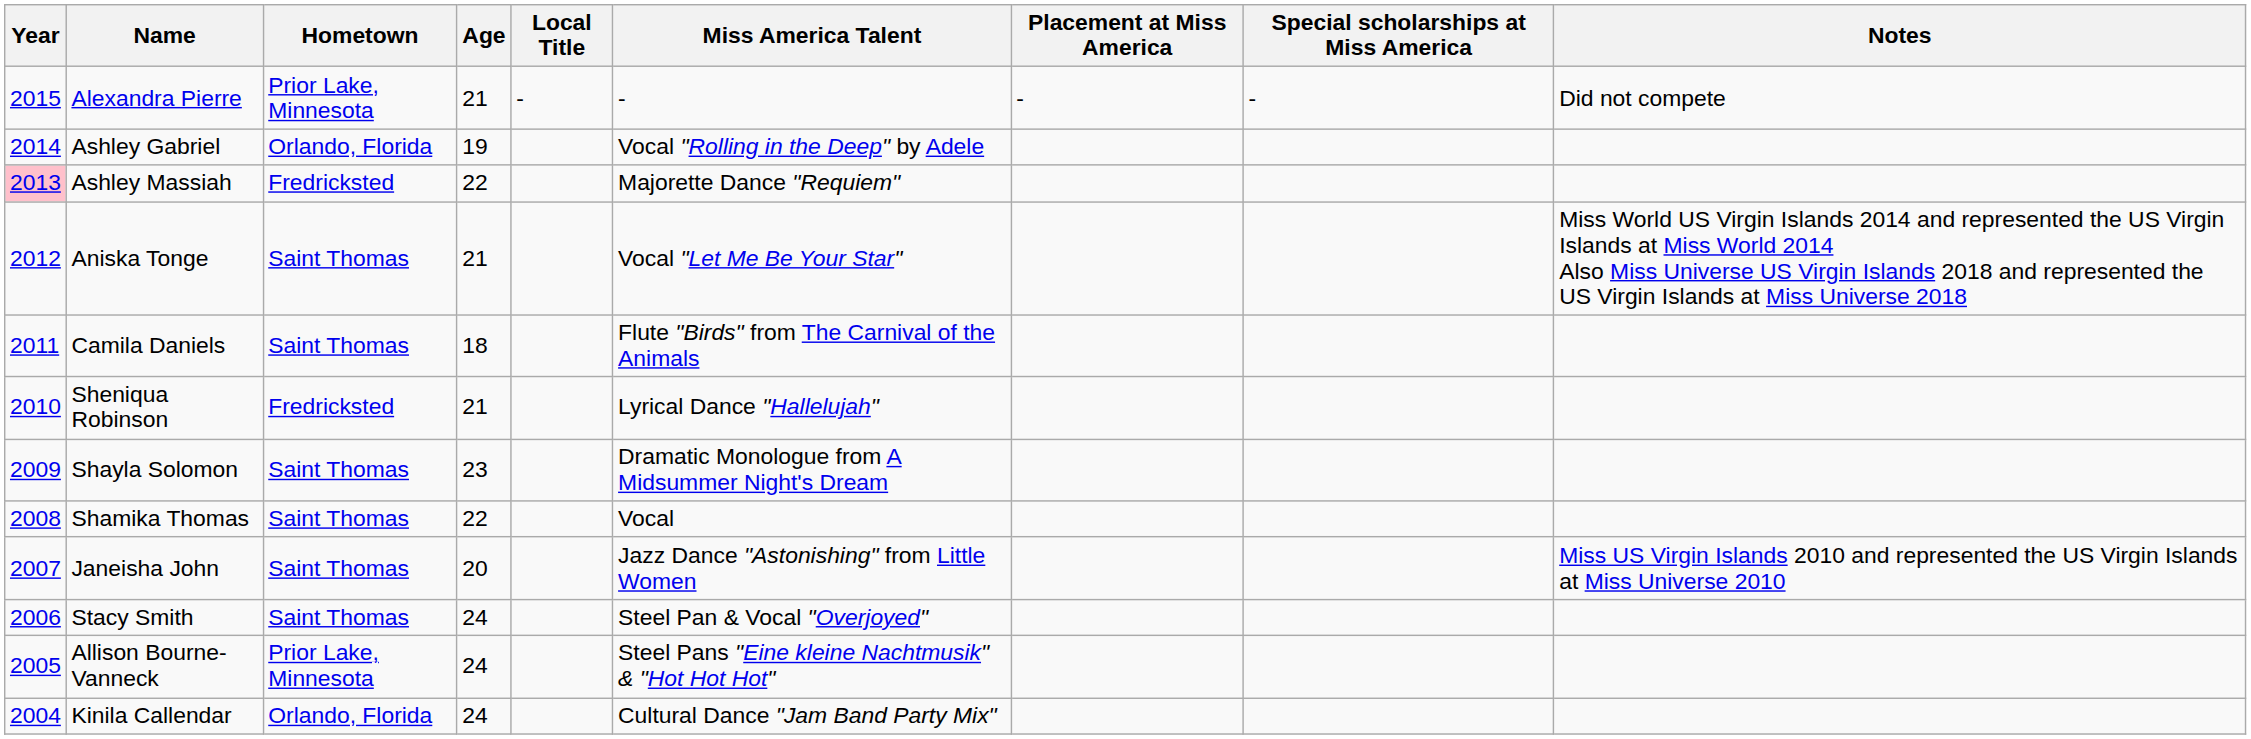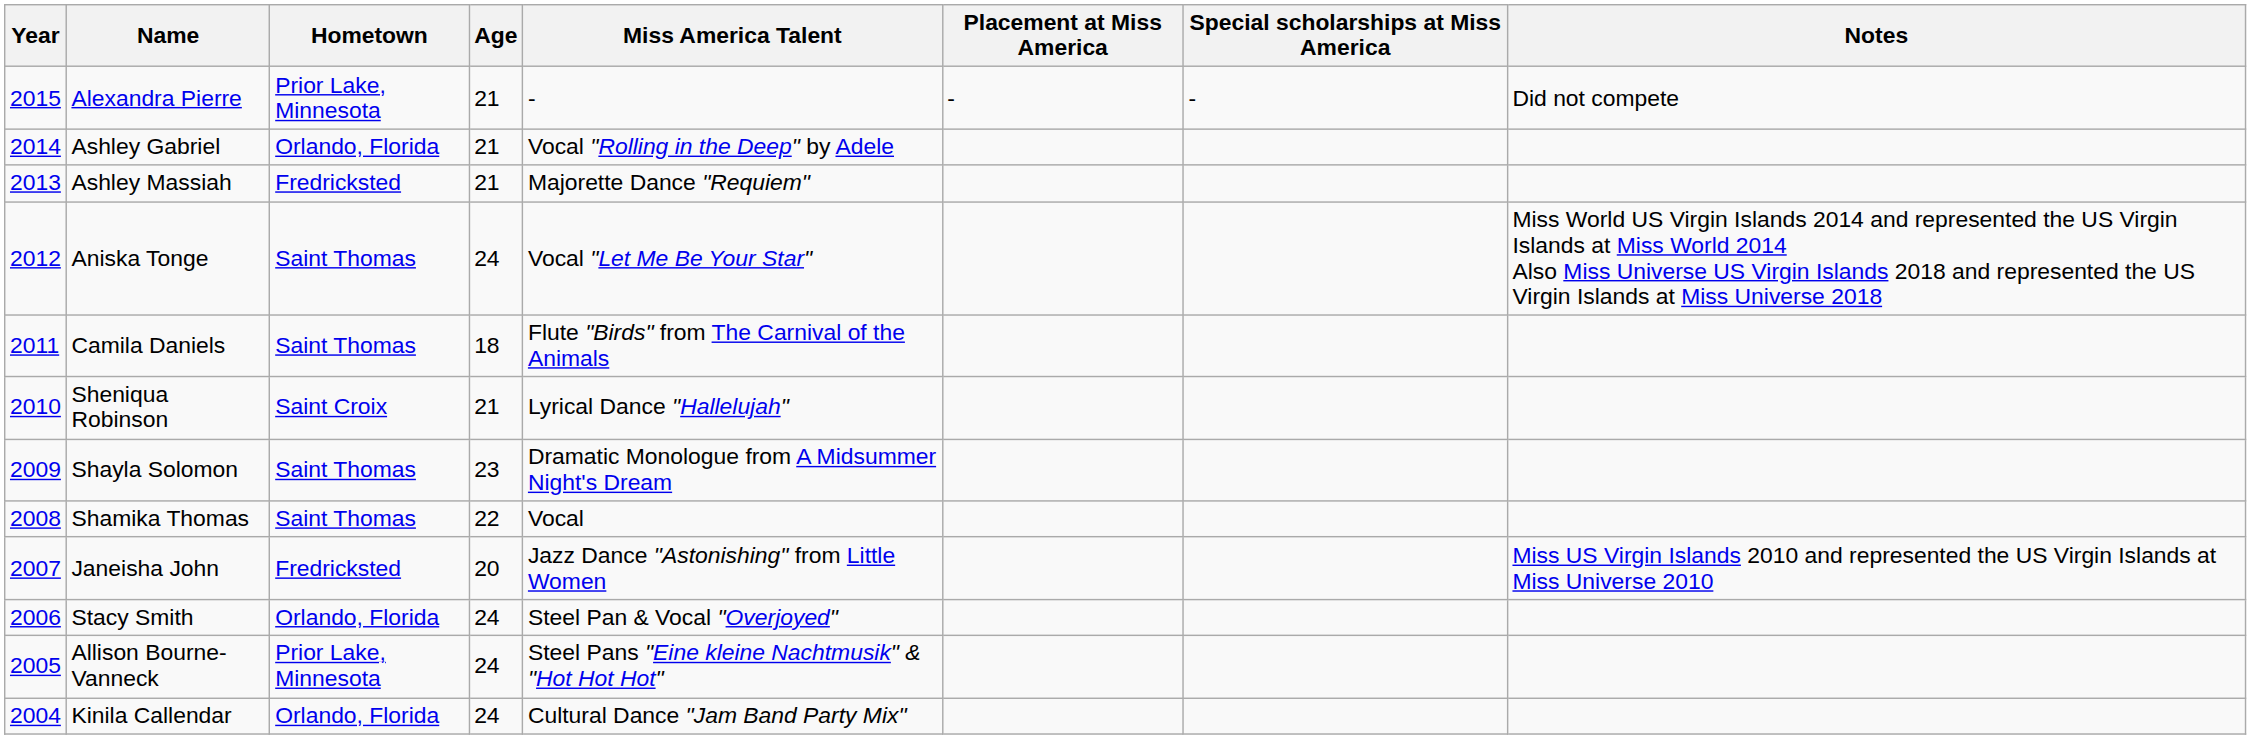- column: (562, 35)
(475, 146) 19 -> (487, 146) 21
(35, 182) pink background -> (35, 182) no background
(475, 182) 22 -> (487, 182) 21
(475, 257) 21 -> (487, 257) 24
(331, 407) Fredricksted -> (331, 407) Saint Croix
(339, 568) Saint Thomas -> (338, 568) Fredricksted
(339, 617) Saint Thomas -> (357, 617) Orlando, Florida
